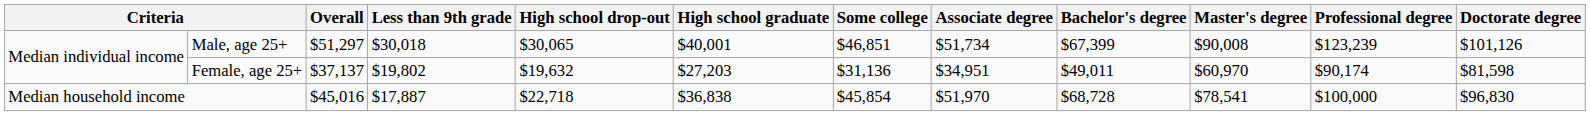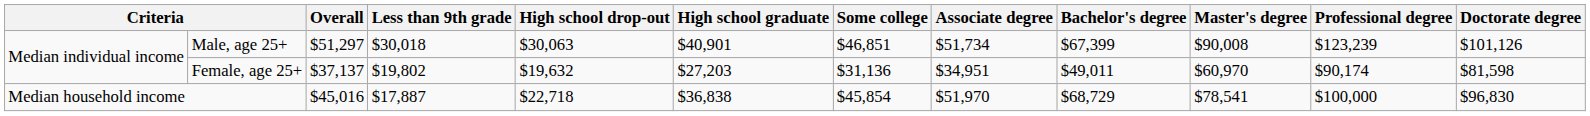(546, 44) $30,065 -> (546, 44) $30,063
(705, 44) $40,001 -> (705, 44) $40,901
(1088, 96) $68,728 -> (1088, 96) $68,729
